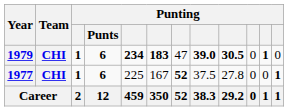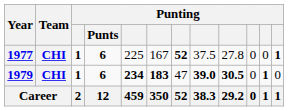rows swapped: (20, 75) <-> (20, 55)
